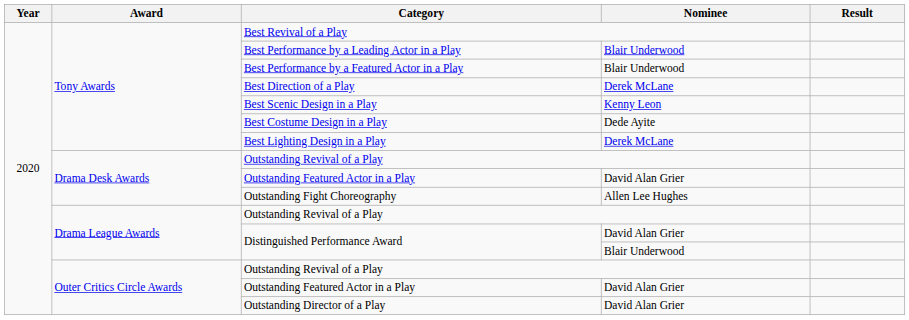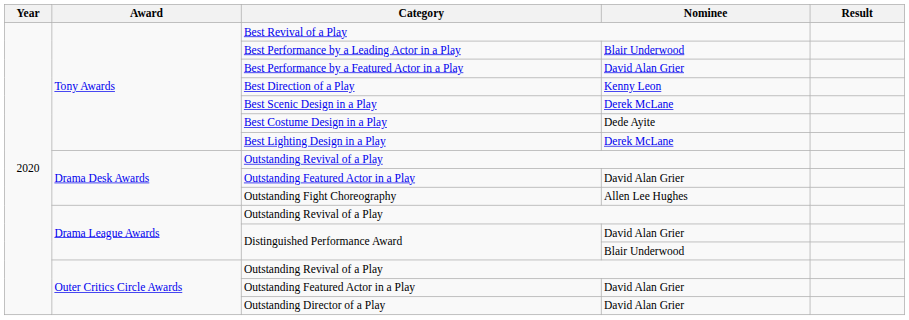(644, 68) Blair Underwood -> (644, 68) David Alan Grier
(639, 86) Derek McLane -> (633, 86) Kenny Leon
(633, 104) Kenny Leon -> (639, 104) Derek McLane
